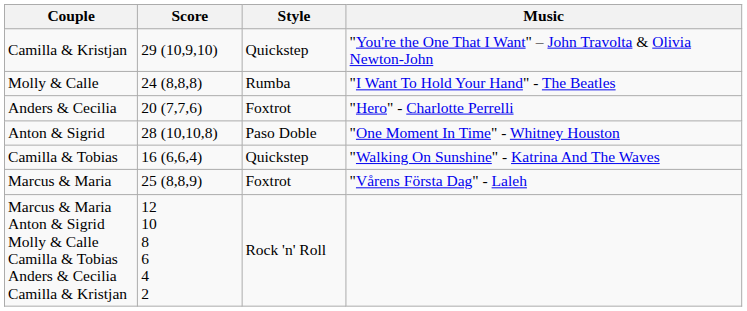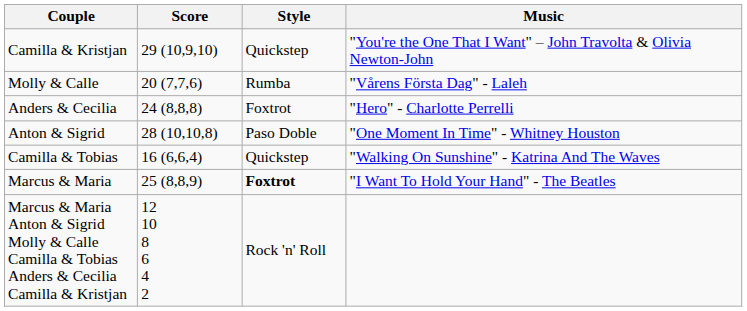(172, 83) 24 (8,8,8) -> (172, 83) 20 (7,7,6)
(483, 83) "I Want To Hold Your Hand" - The Beatles -> (438, 83) "Vårens Första Dag" - Laleh
(172, 108) 20 (7,7,6) -> (172, 108) 24 (8,8,8)
(268, 181) normal -> (270, 181) bold
(438, 181) "Vårens Första Dag" - Laleh -> (483, 181) "I Want To Hold Your Hand" - The Beatles
